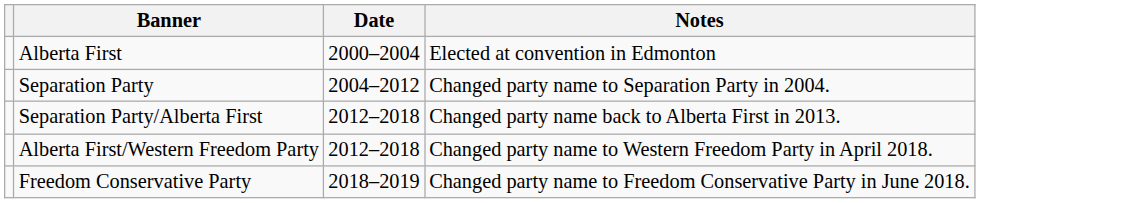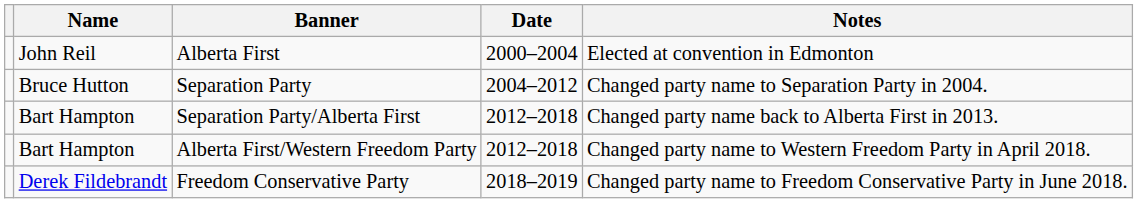+ column: (93, 20)
